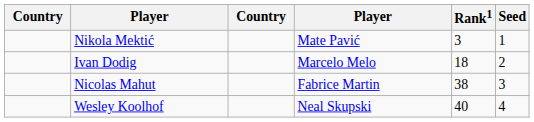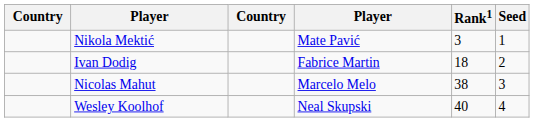(337, 62) Marcelo Melo -> (339, 62) Fabrice Martin
(339, 84) Fabrice Martin -> (337, 84) Marcelo Melo
